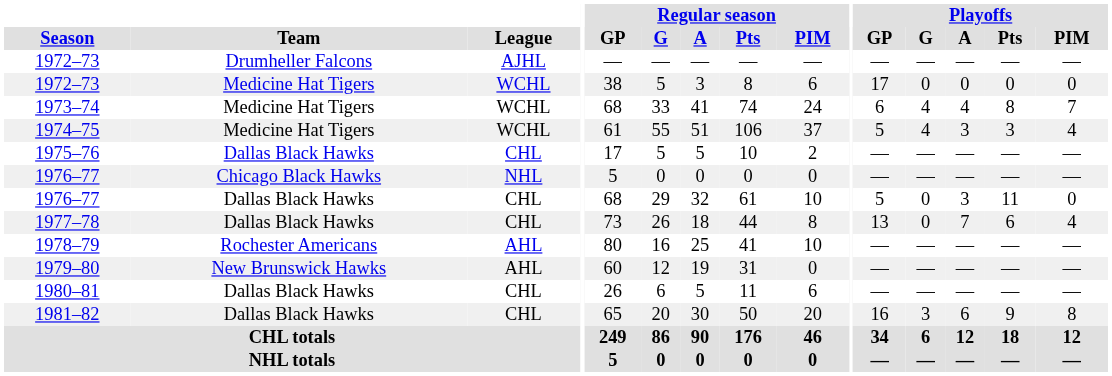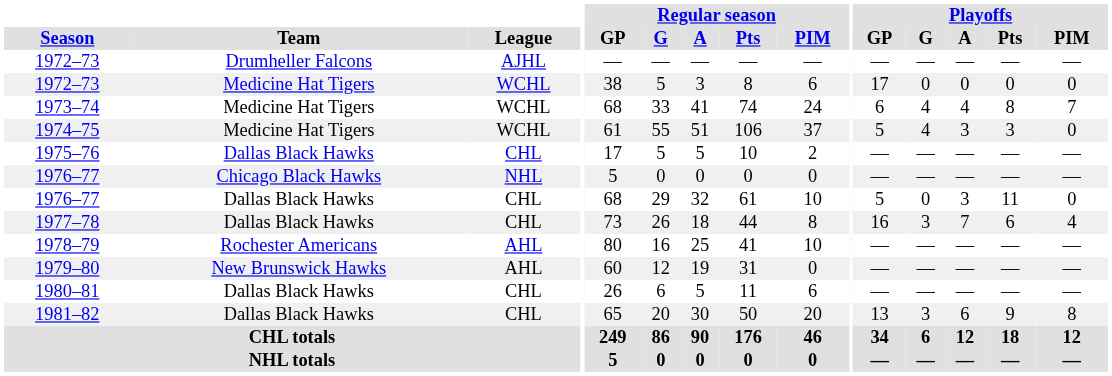(1072, 130) 4 -> (1072, 130) 0
(880, 222) 13 -> (880, 222) 16
(926, 222) 0 -> (926, 222) 3
(880, 314) 16 -> (880, 314) 13
